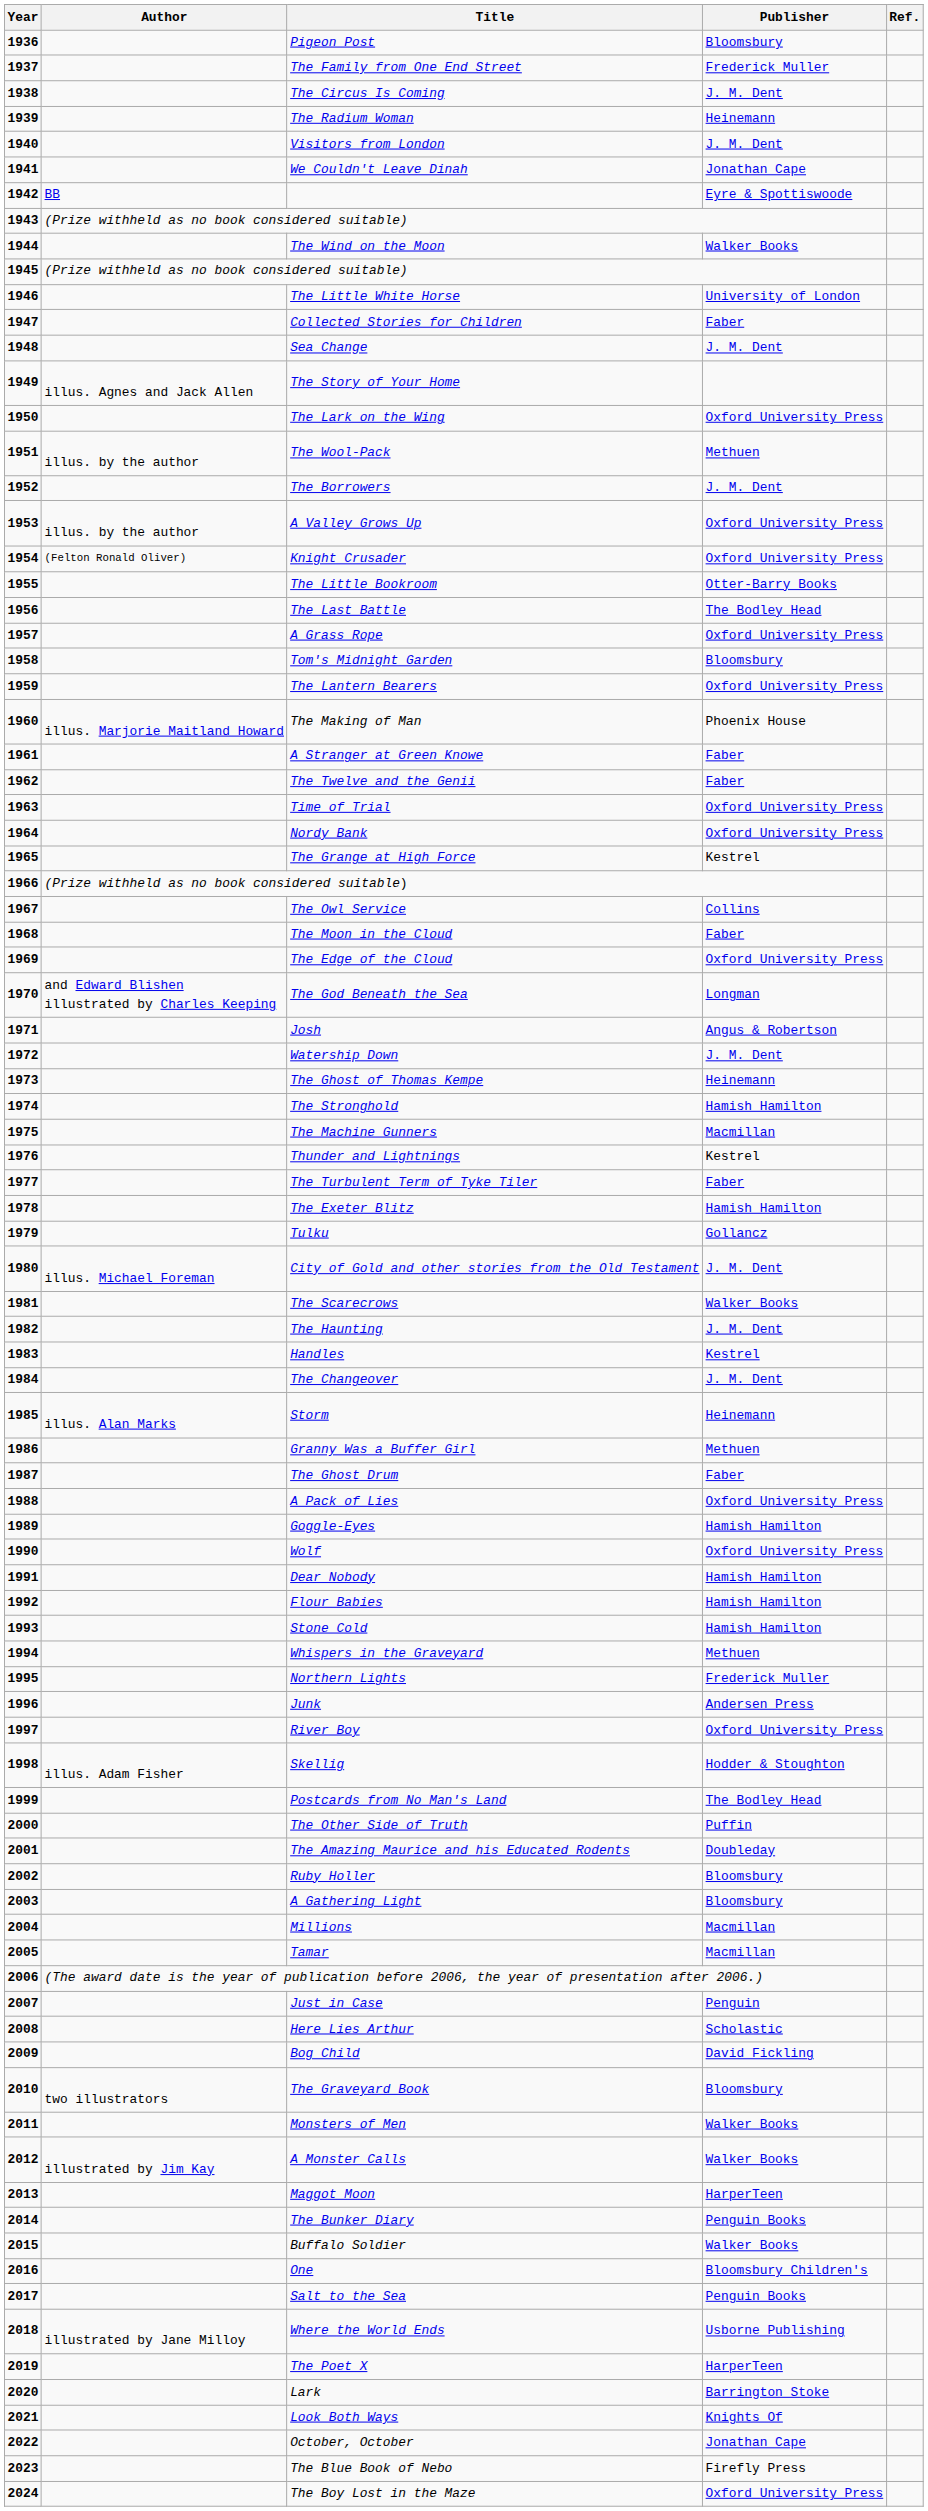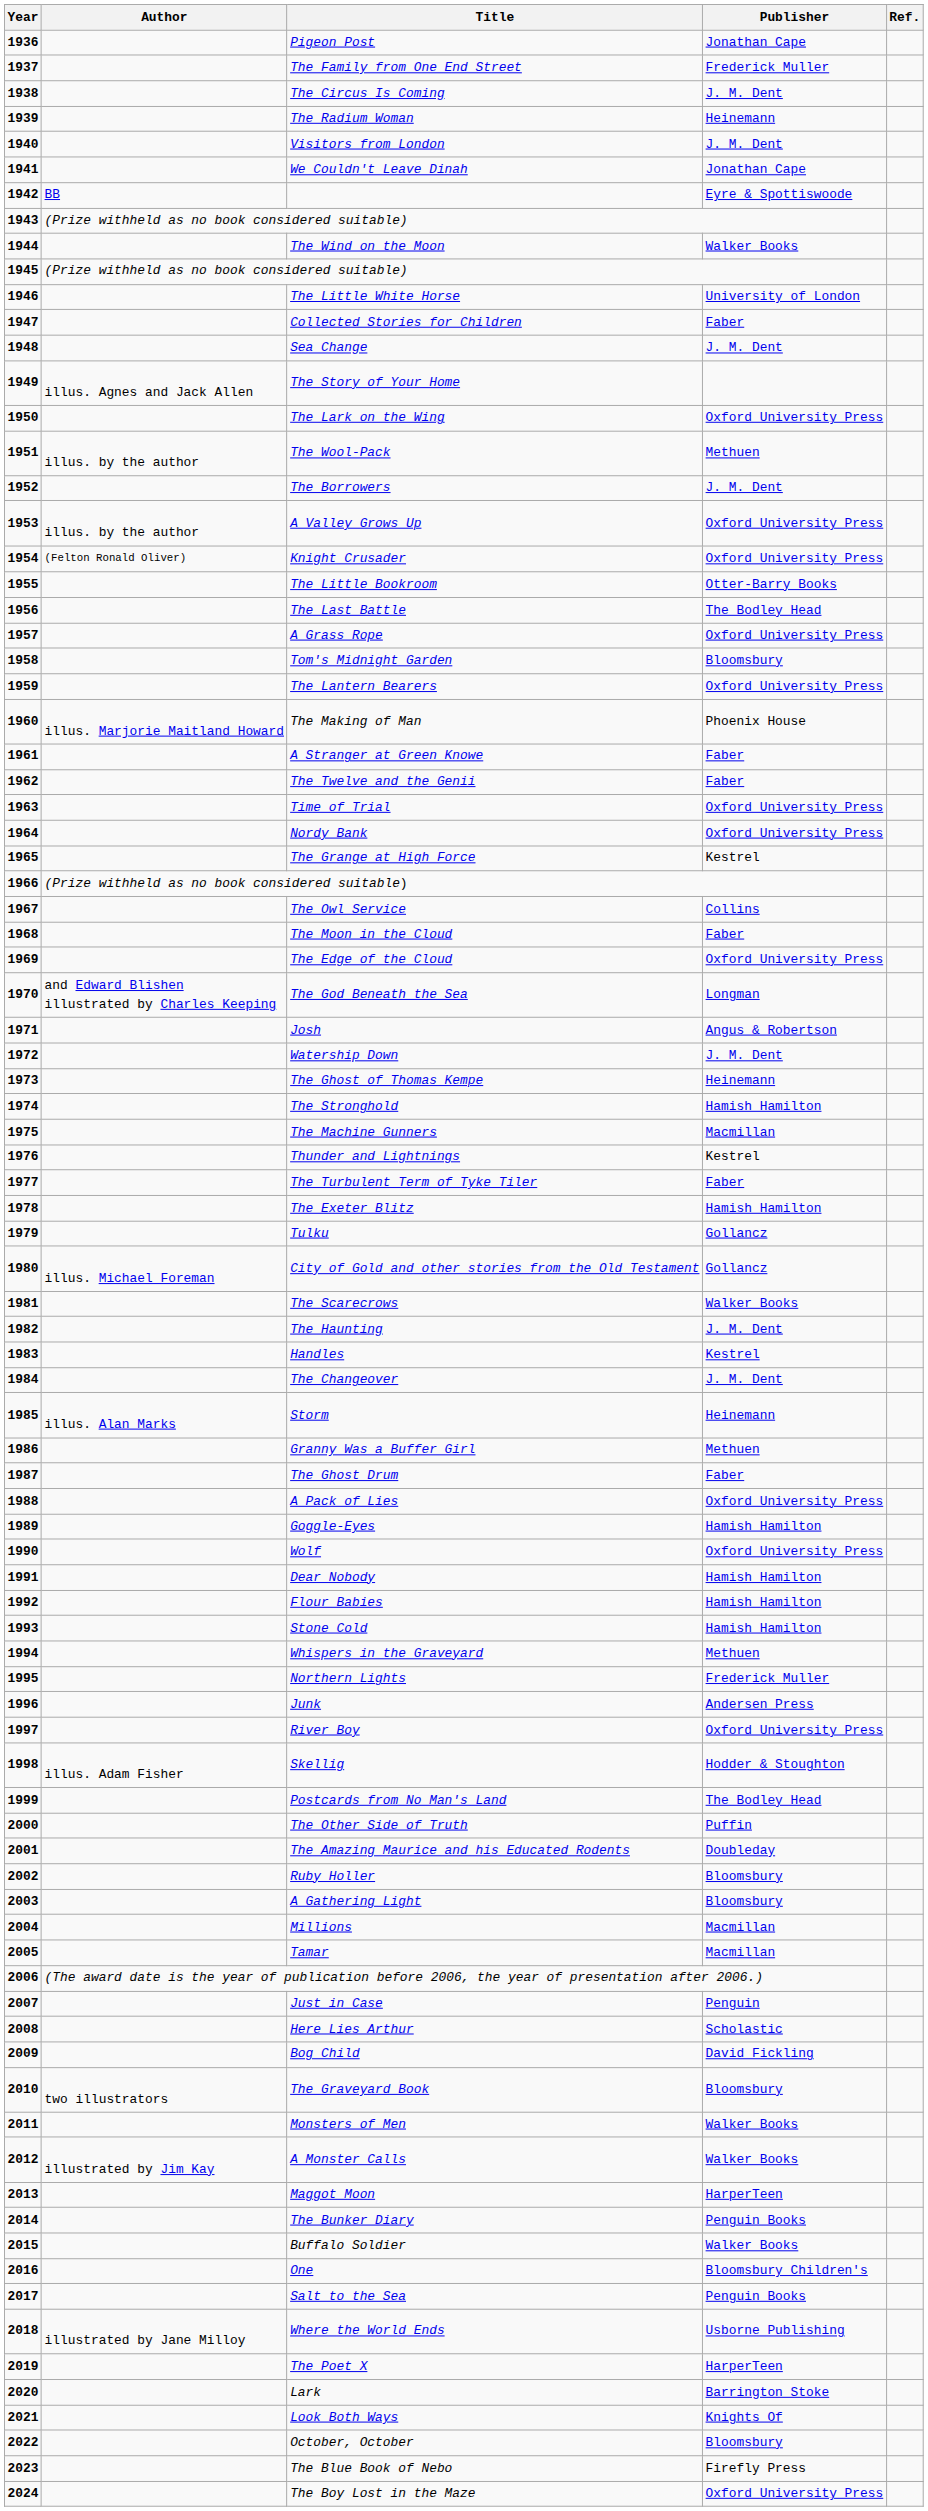(744, 42) Bloomsbury -> (756, 42) Jonathan Cape
(744, 1269) J. M. Dent -> (736, 1269) Gollancz
(756, 2443) Jonathan Cape -> (744, 2443) Bloomsbury
